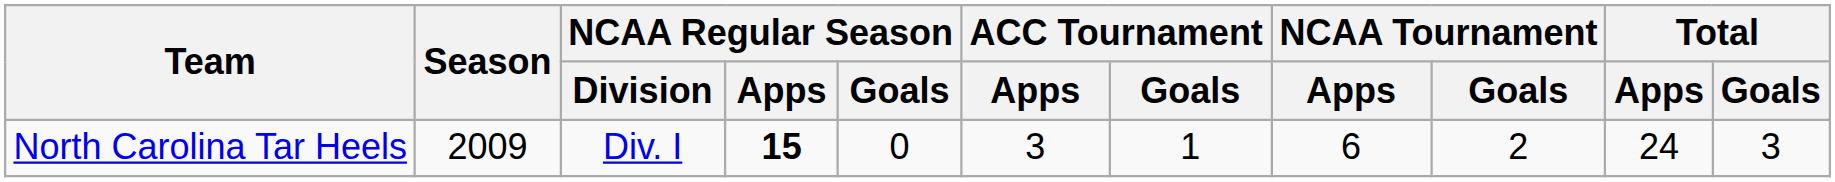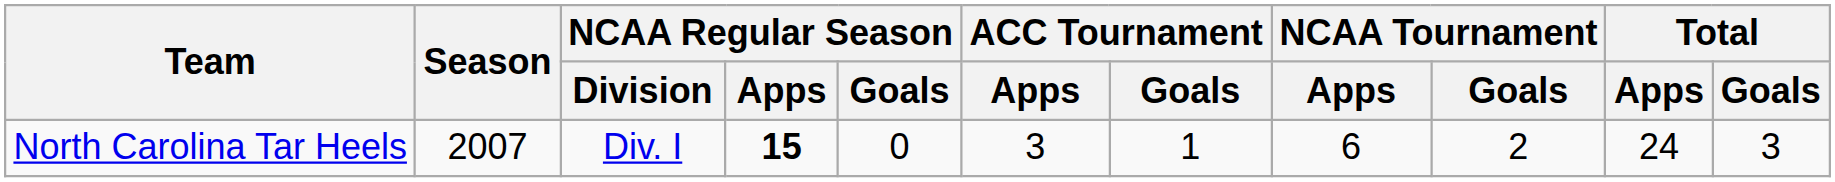(488, 147) 2009 -> (488, 147) 2007
